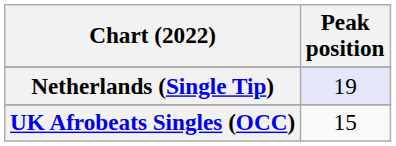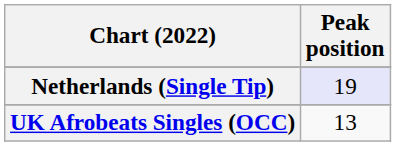(345, 122) 15 -> (345, 122) 13
